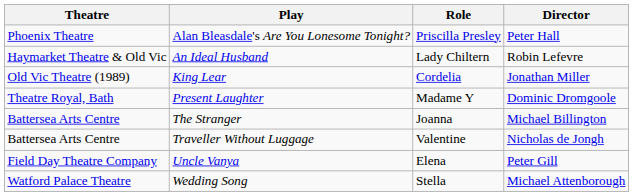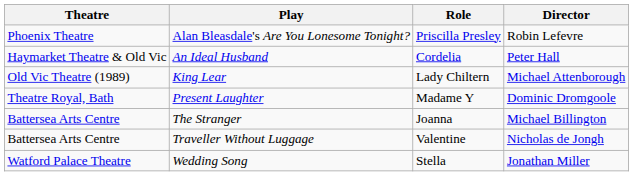(533, 35) Peter Hall -> (545, 35) Robin Lefevre
(453, 56) Lady Chiltern -> (439, 56) Cordelia
(545, 56) Robin Lefevre -> (533, 56) Peter Hall
(439, 77) Cordelia -> (453, 77) Lady Chiltern
(548, 77) Jonathan Miller -> (566, 77) Michael Attenborough
- row: (206, 160)
(566, 181) Michael Attenborough -> (548, 160) Jonathan Miller
